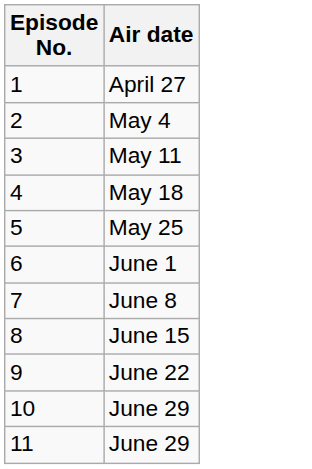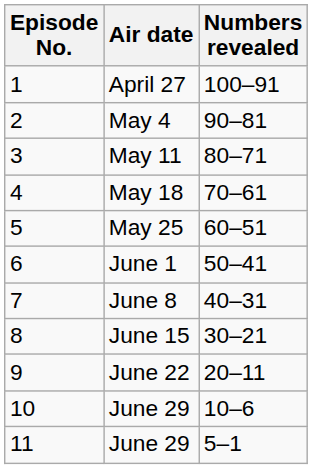+ column: (253, 35)
